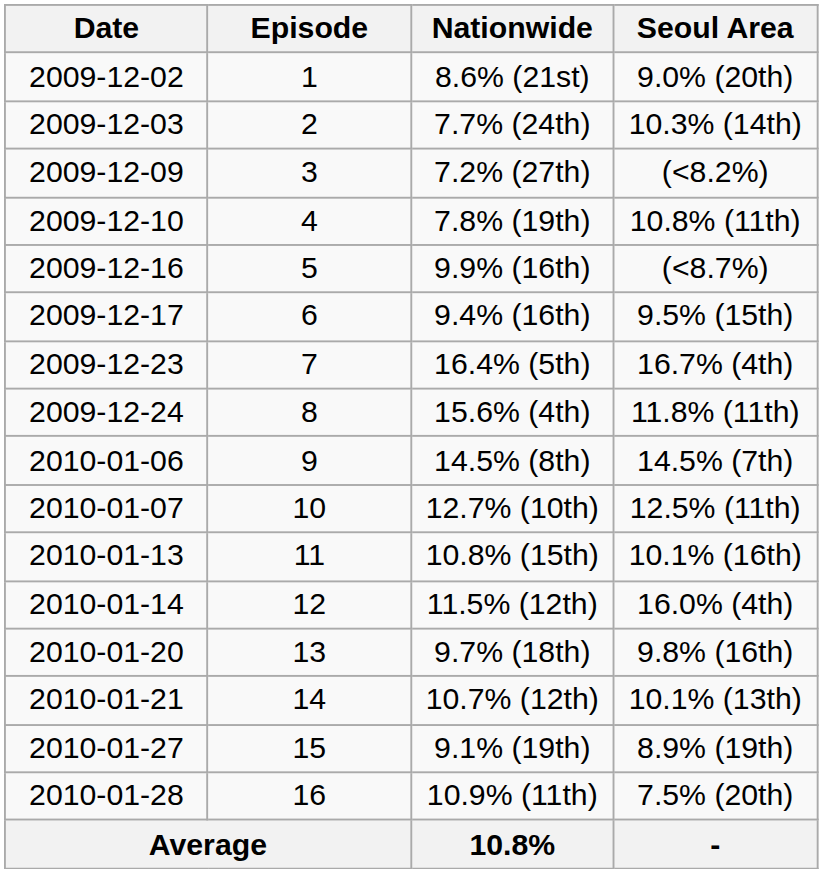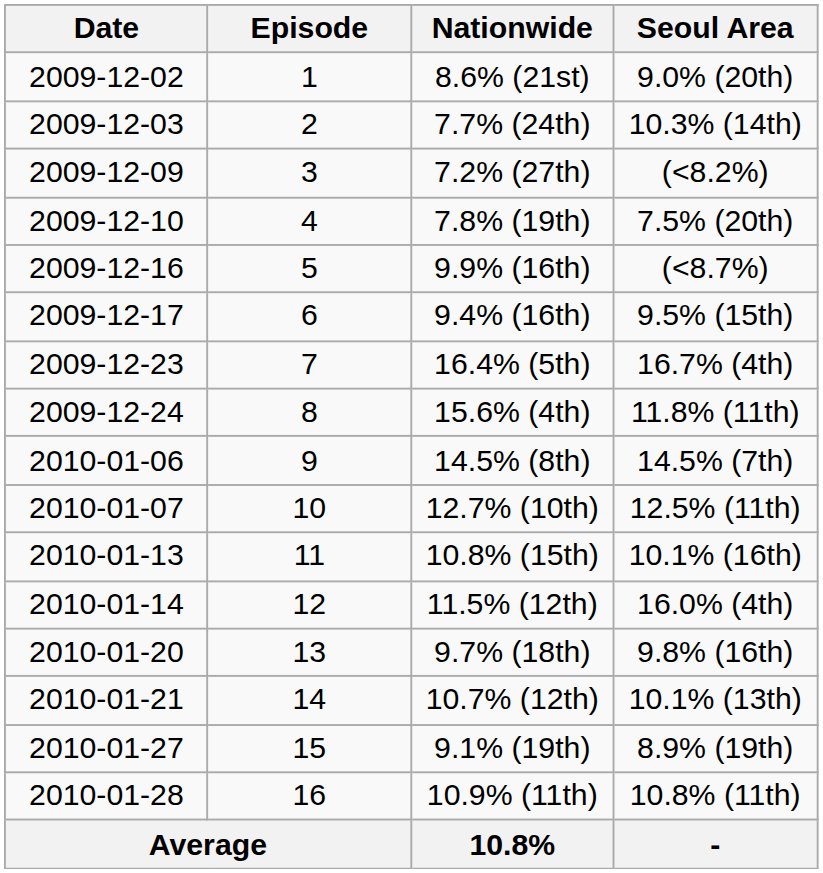(715, 220) 10.8% (11th) -> (715, 220) 7.5% (20th)
(715, 795) 7.5% (20th) -> (715, 795) 10.8% (11th)
